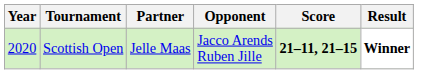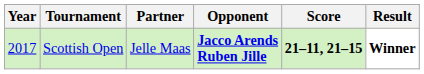(22, 48) 2020 -> (22, 48) 2017
(235, 48) normal -> (238, 48) bold
